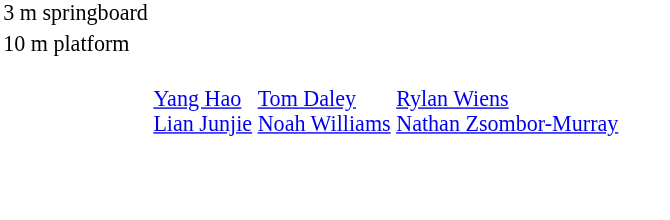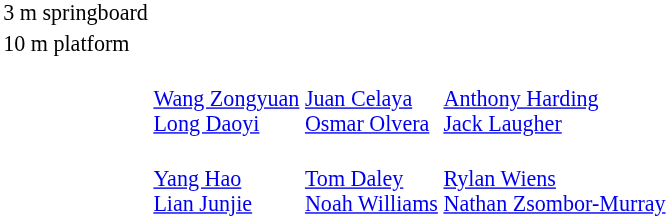+ row: (226, 111)
